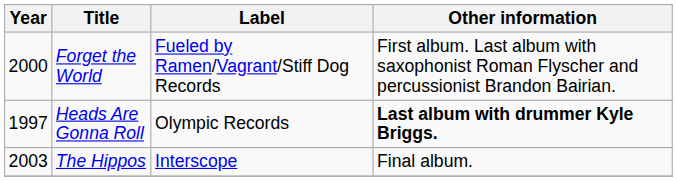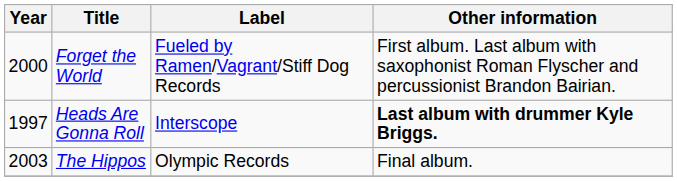(222, 123) Olympic Records -> (196, 123) Interscope
(196, 161) Interscope -> (222, 161) Olympic Records
